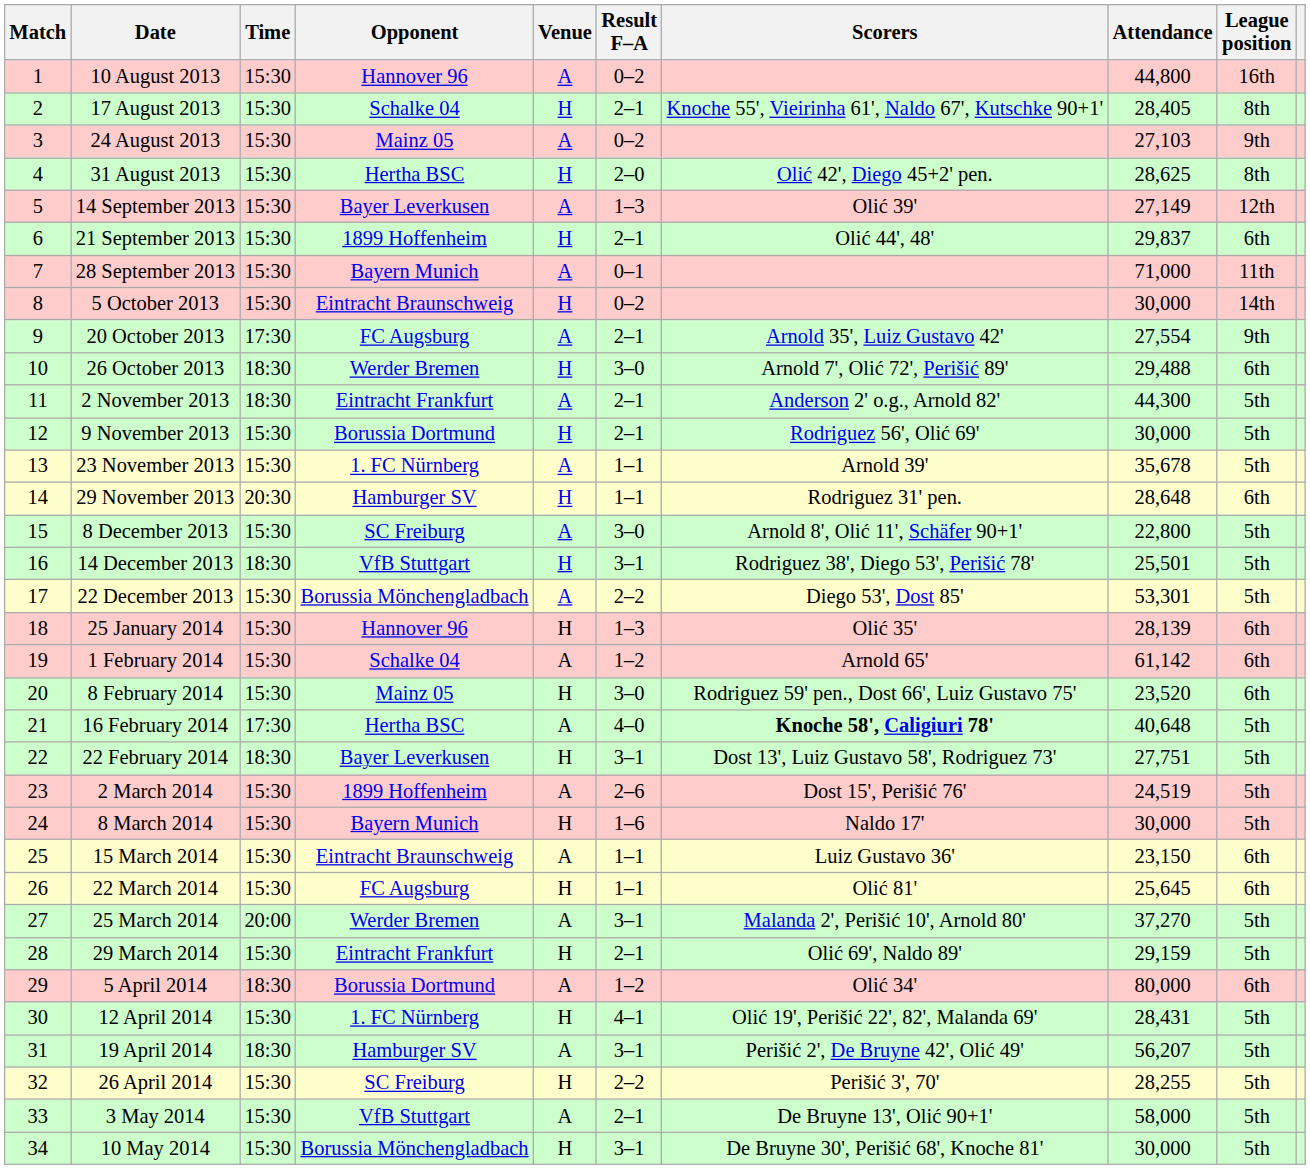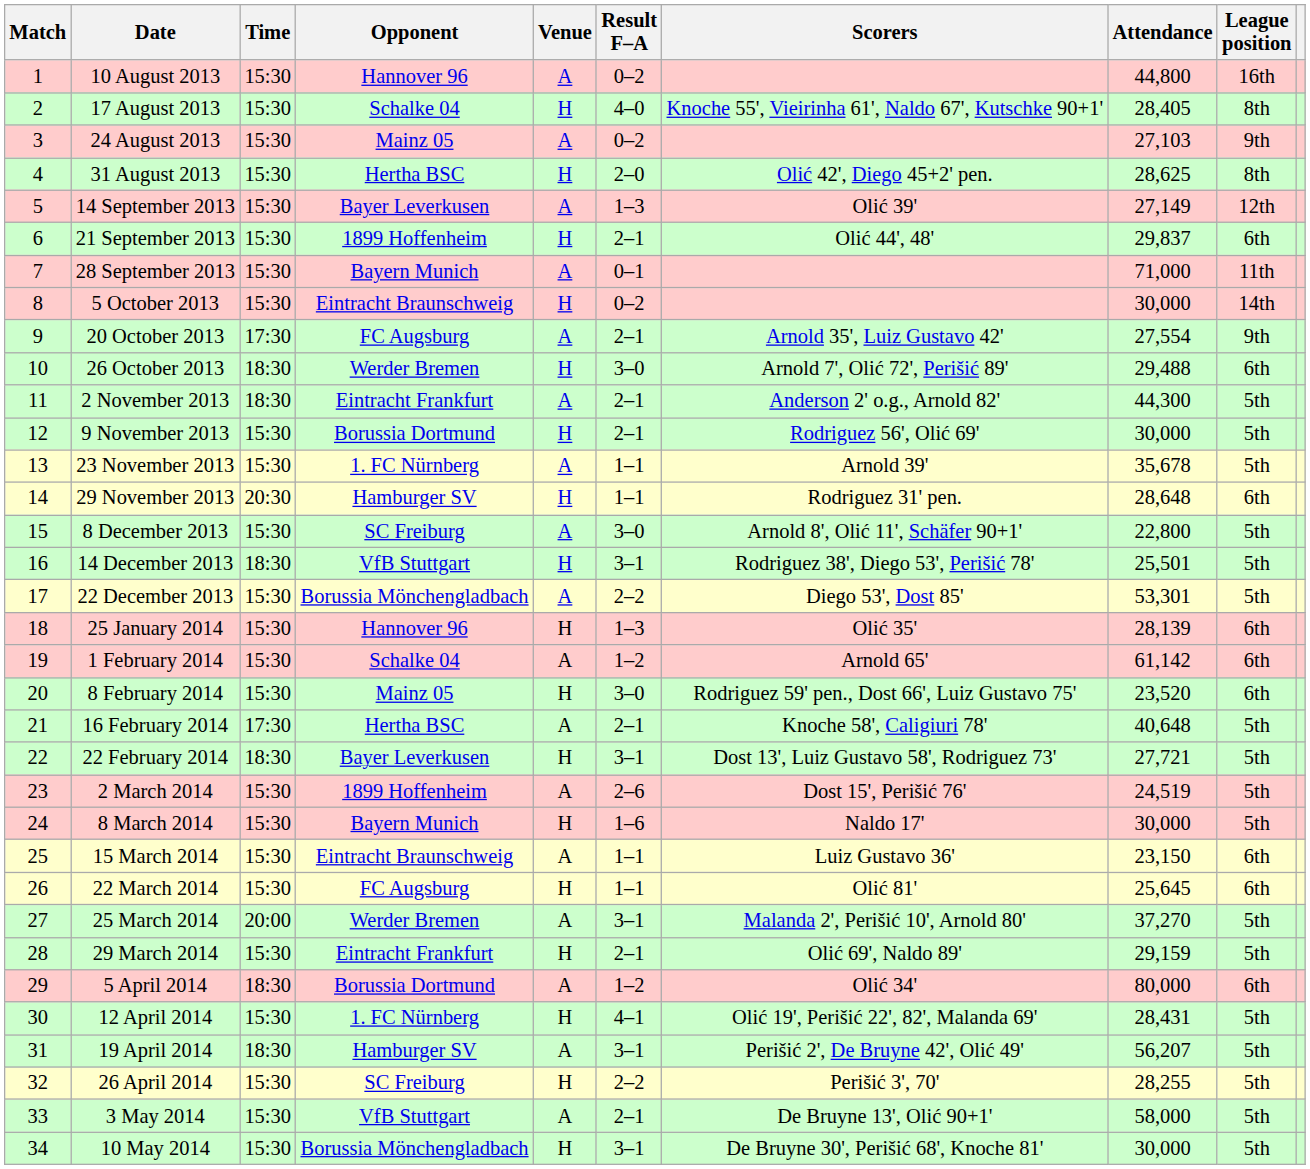(629, 108) 2–1 -> (629, 108) 4–0
(629, 725) 4–0 -> (629, 725) 2–1
(885, 725) bold -> (885, 725) normal
(1163, 758) 27,751 -> (1163, 758) 27,721
